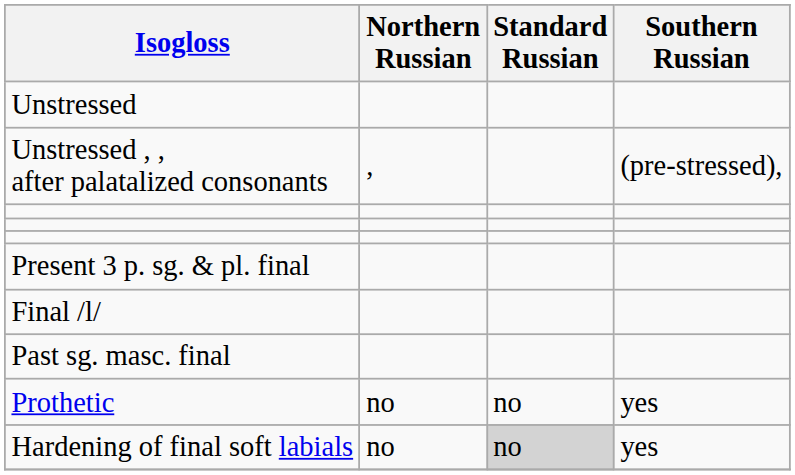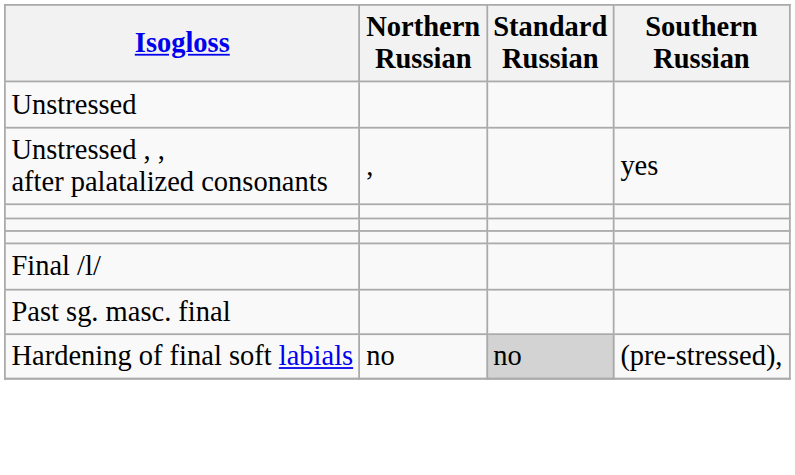(701, 165) (pre-stressed), -> (639, 165) yes
- row: (161, 266)
- row: (63, 401)
(639, 446) yes -> (701, 356) (pre-stressed),
